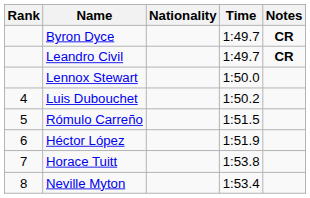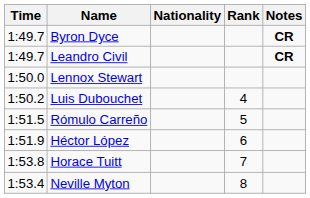columns swapped: (24, 15) <-> (241, 15)
